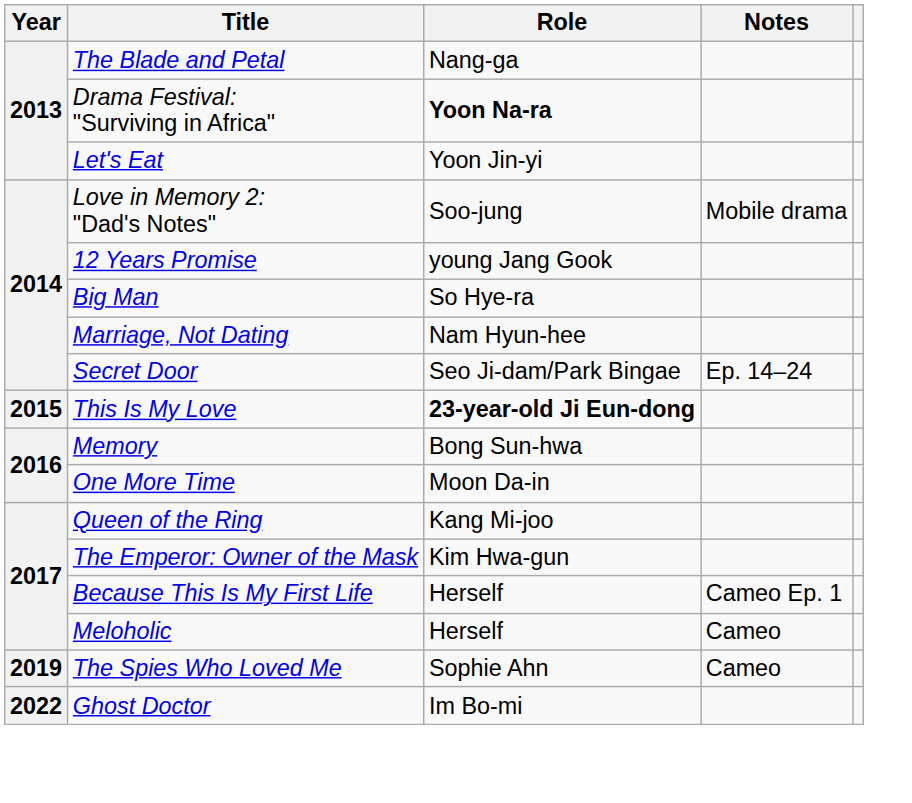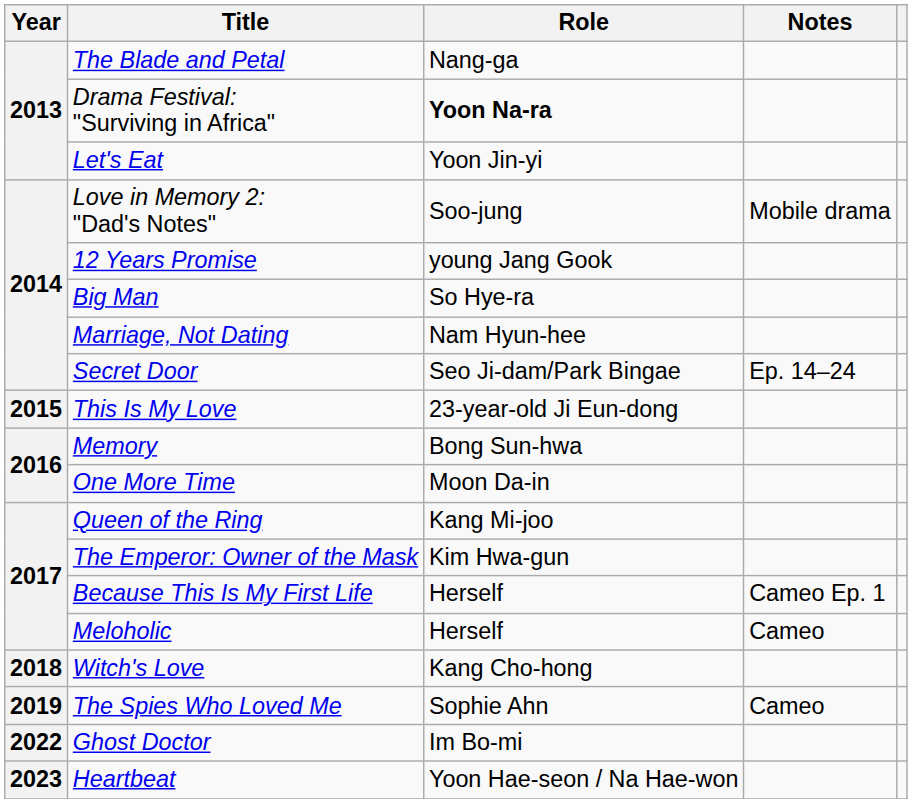(562, 409) bold -> (554, 409) normal
+ row: (139, 668)
+ row: (124, 779)
